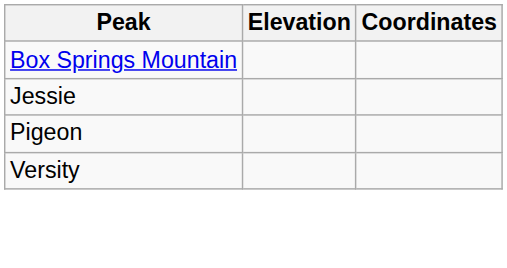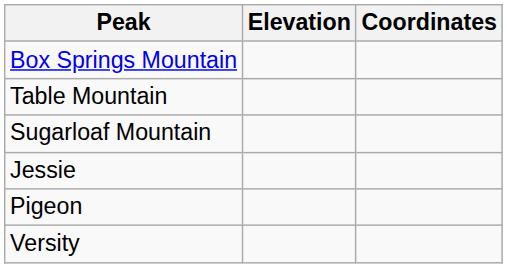+ row: (89, 96)
+ row: (111, 133)
